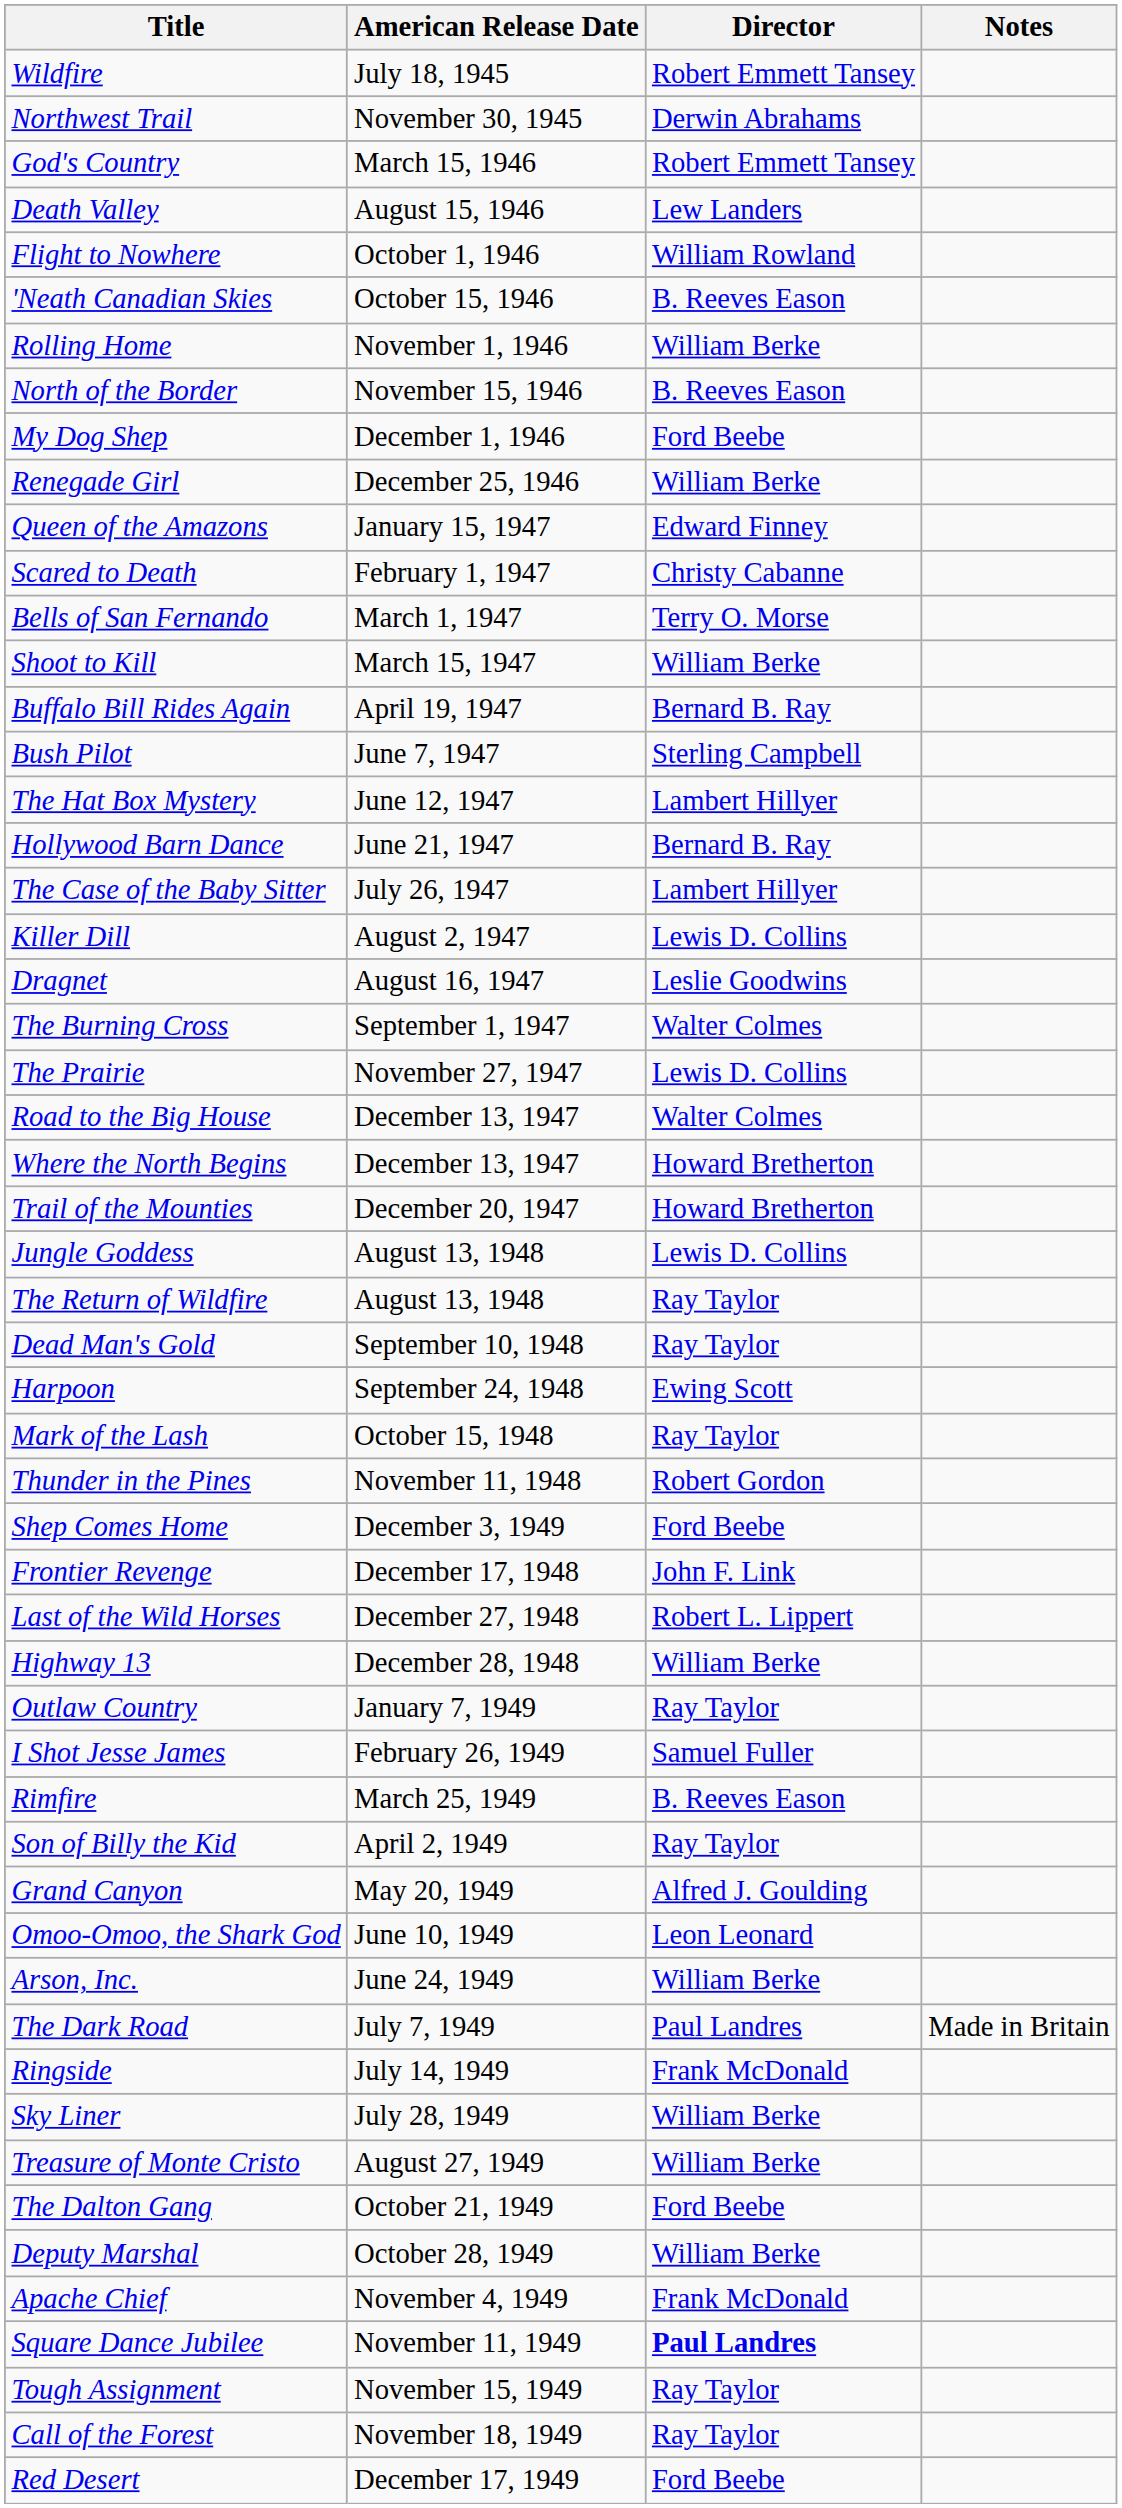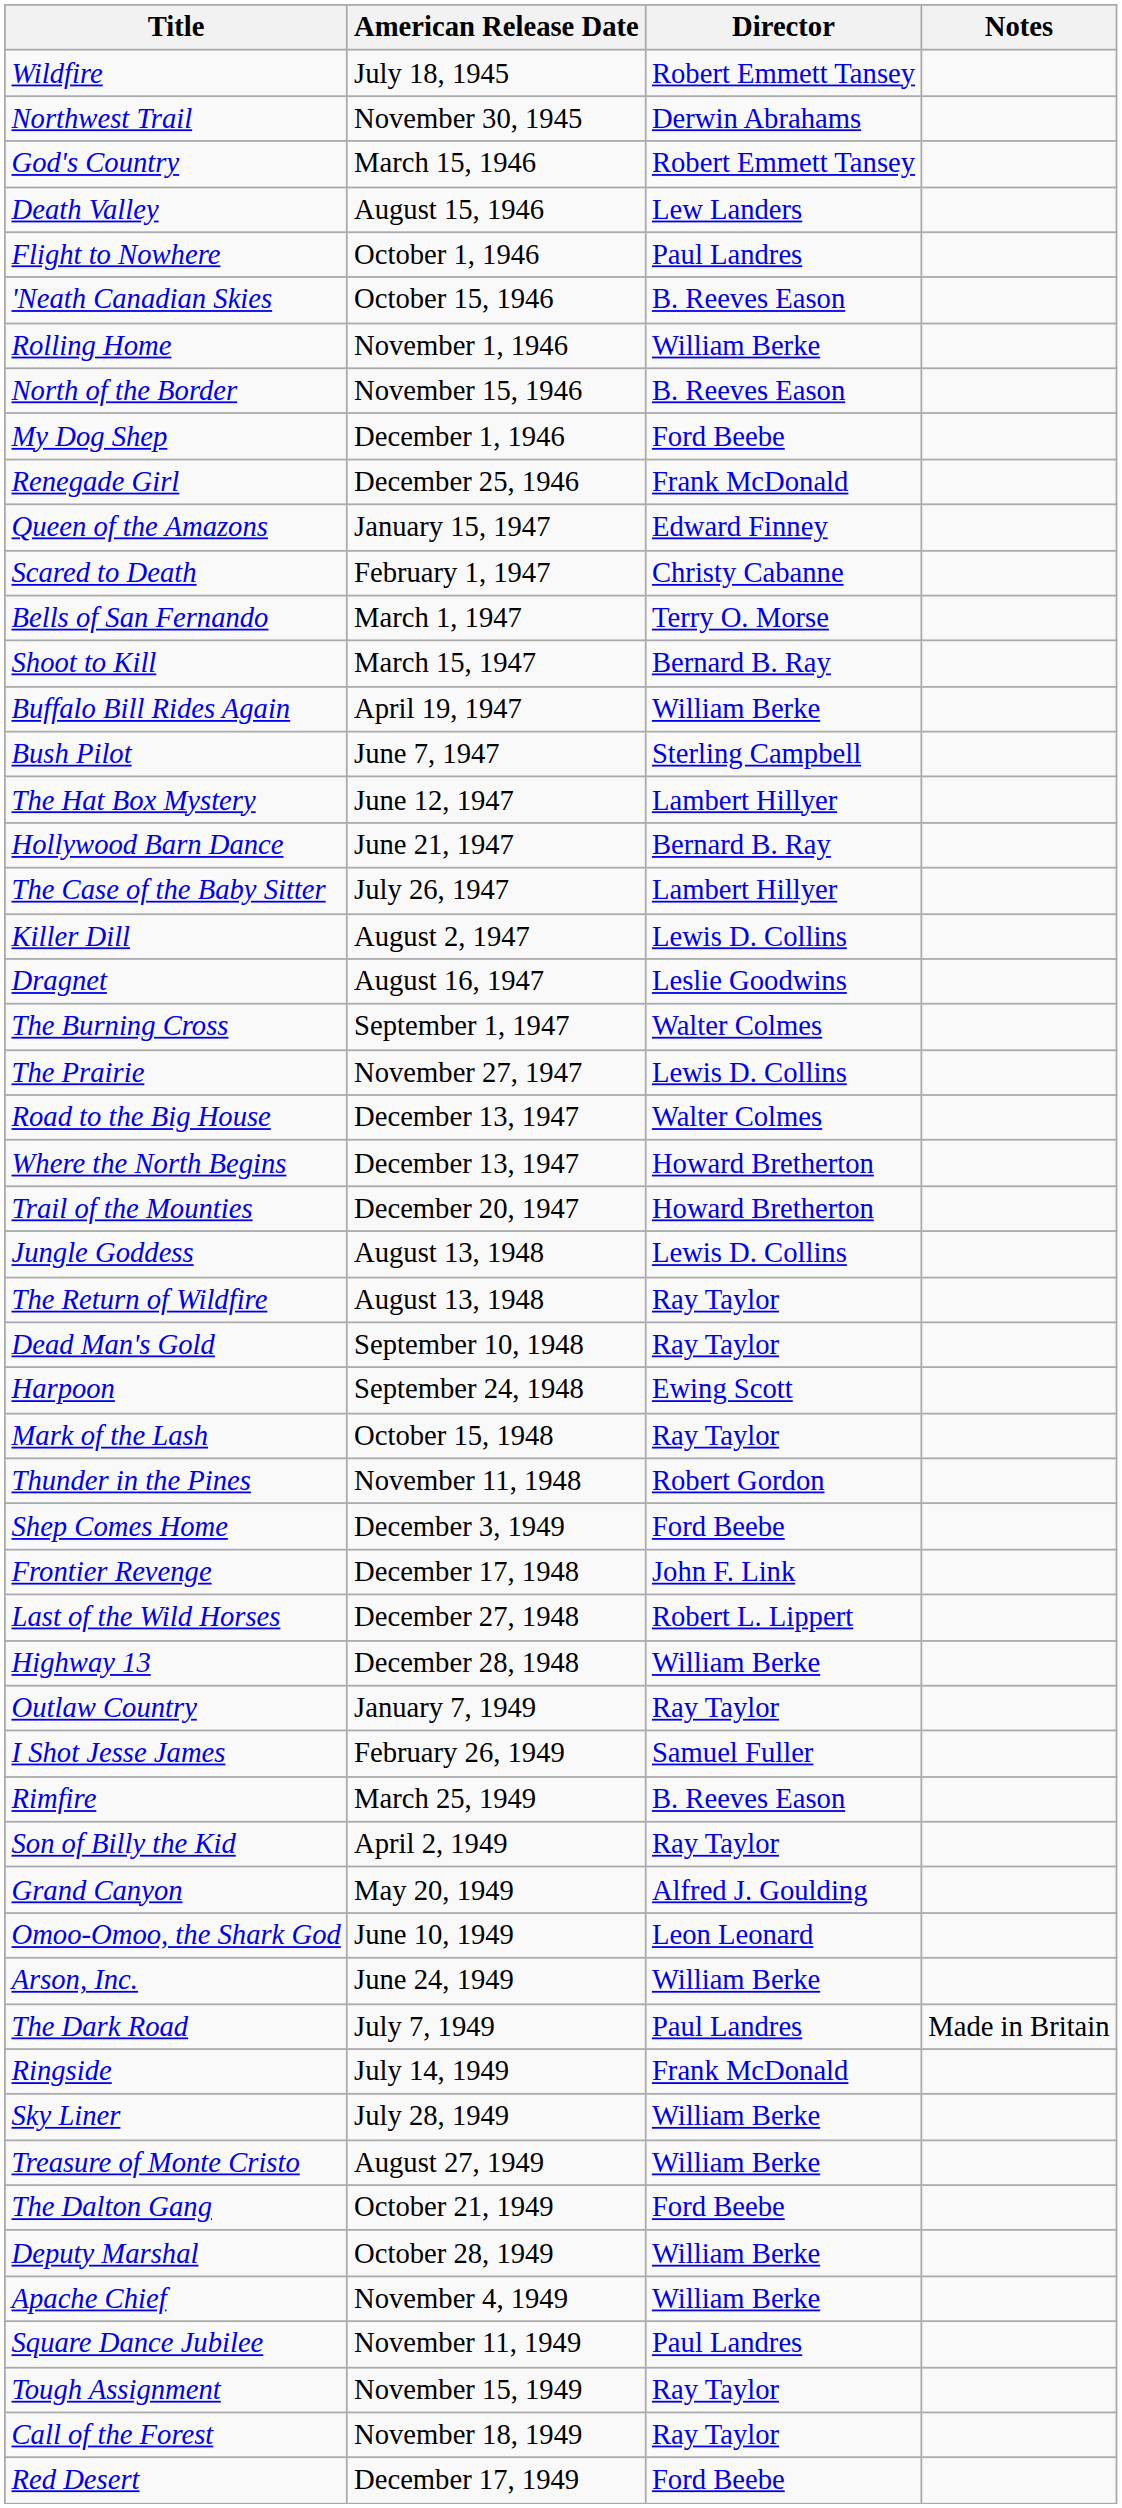(754, 254) William Rowland -> (727, 254) Paul Landres
(736, 481) William Berke -> (750, 481) Frank McDonald
(736, 663) William Berke -> (741, 663) Bernard B. Ray
(741, 708) Bernard B. Ray -> (736, 708) William Berke
(750, 2298) Frank McDonald -> (736, 2298) William Berke
(734, 2343) bold -> (727, 2343) normal
